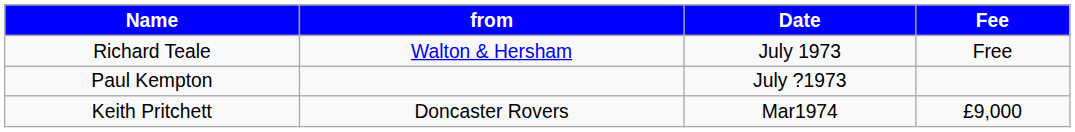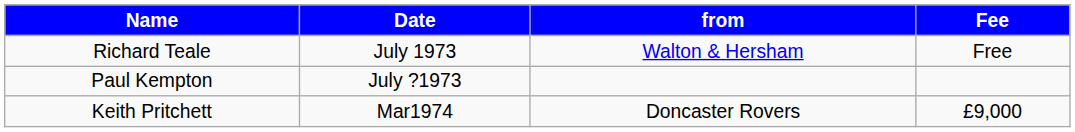columns swapped: (492, 20) <-> (800, 20)
